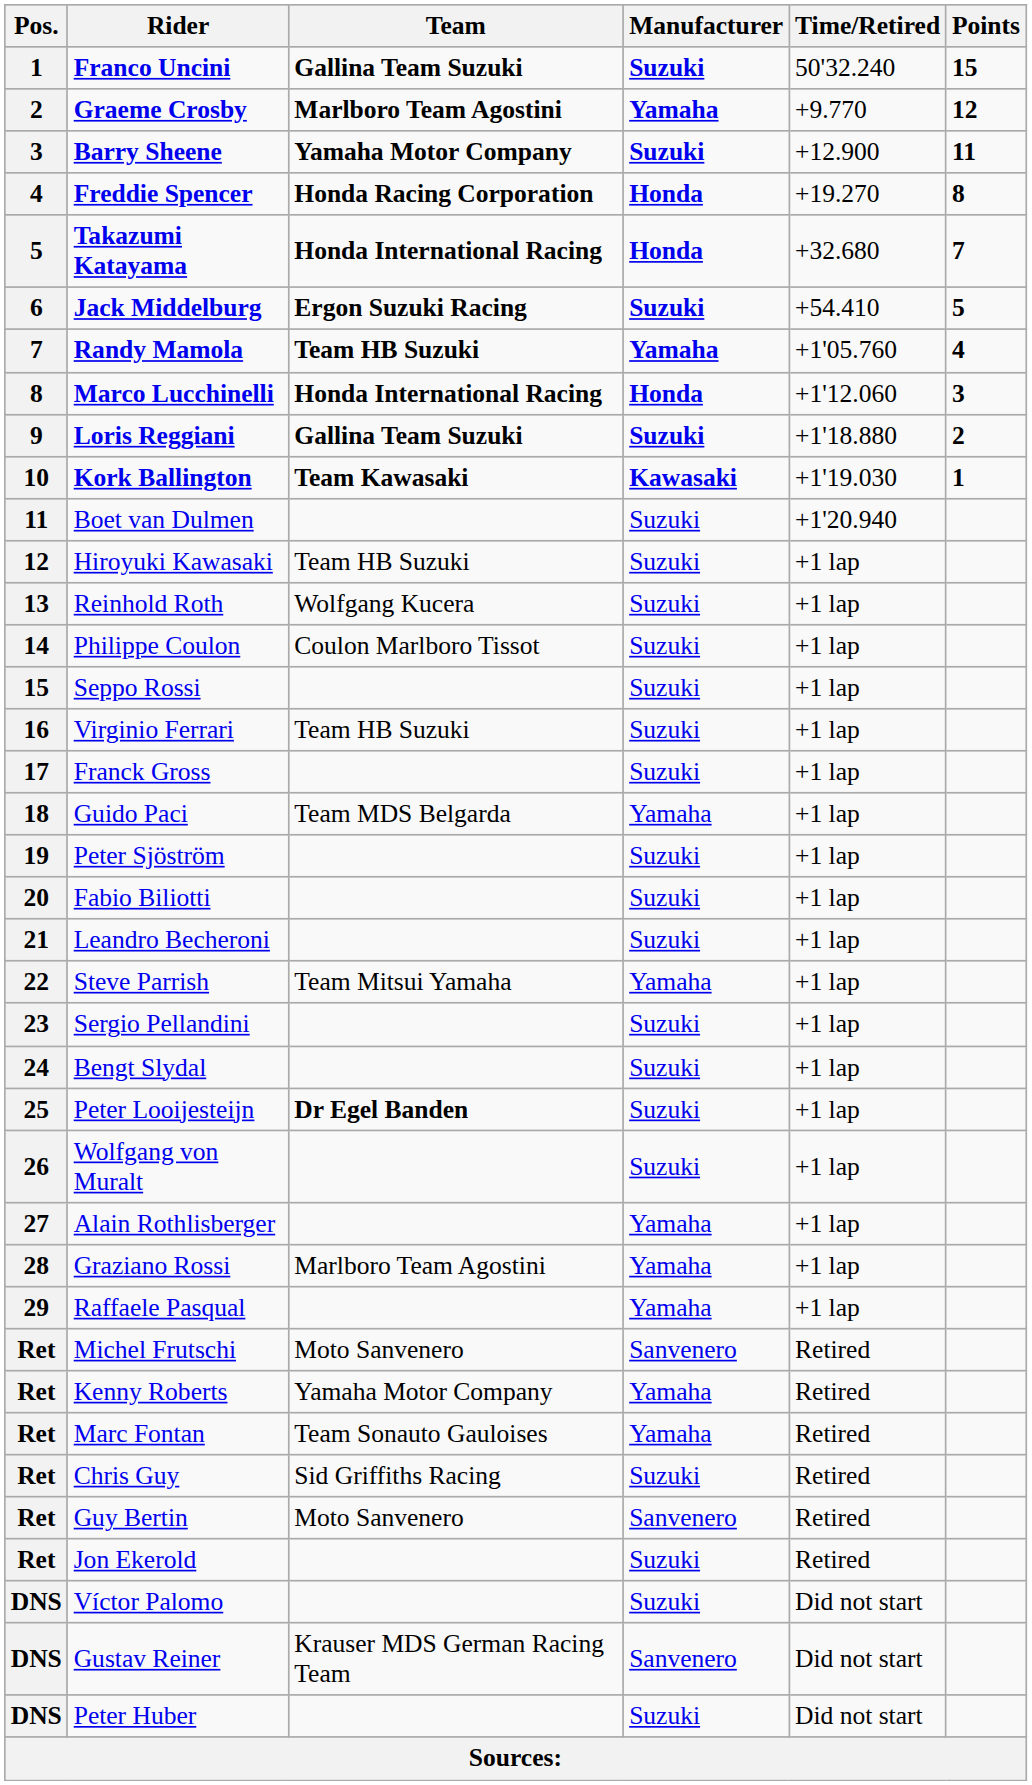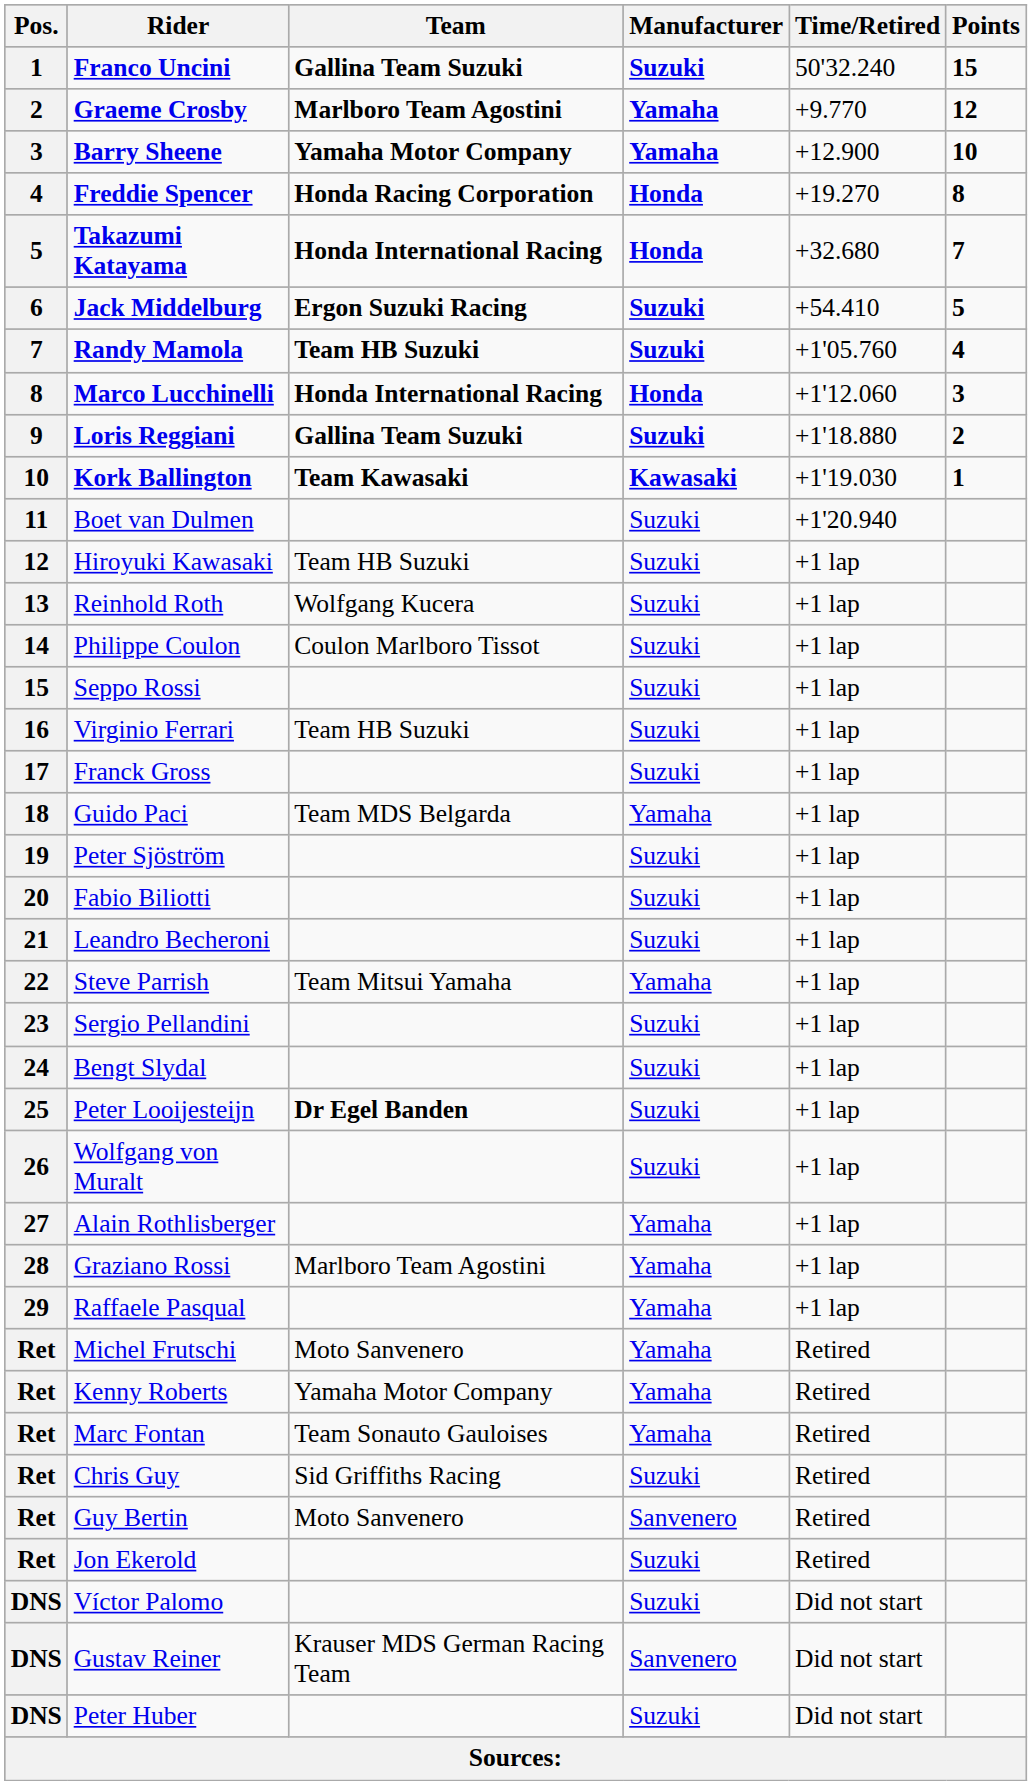(667, 152) Suzuki -> (674, 152) Yamaha
(964, 152) 11 -> (965, 152) 10
(674, 350) Yamaha -> (667, 350) Suzuki
(683, 1349) Sanvenero -> (670, 1349) Yamaha
